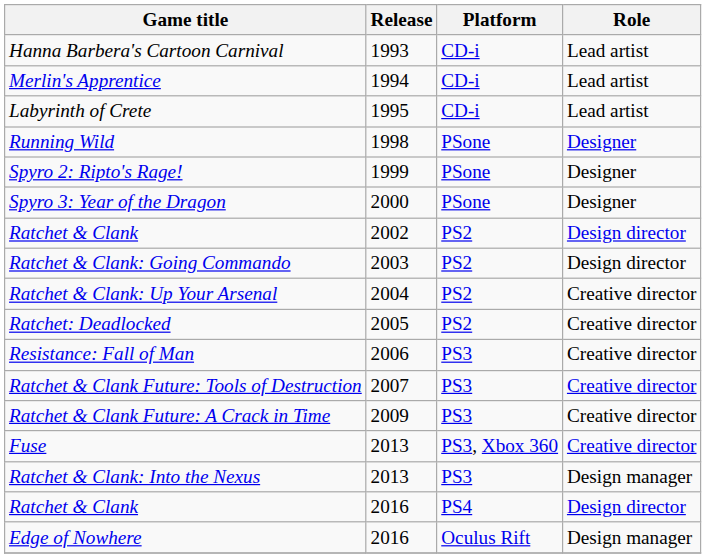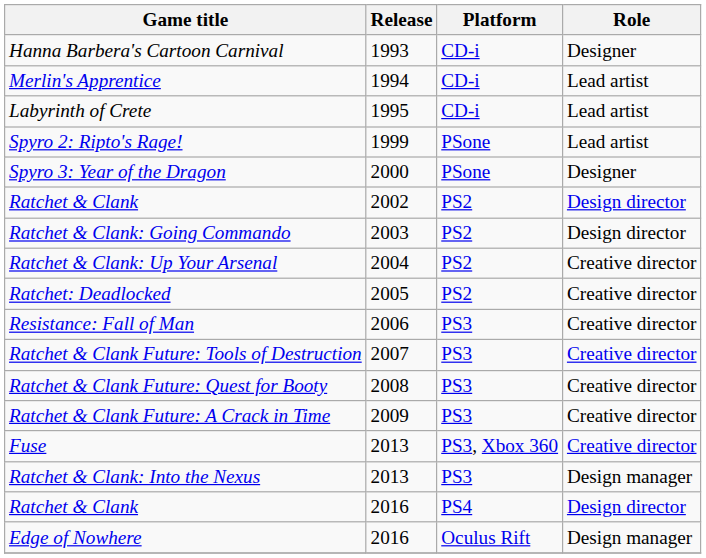(608, 50) Lead artist -> (602, 50) Designer
- row: (62, 141)
(602, 171) Designer -> (608, 141) Lead artist
+ row: (168, 385)
